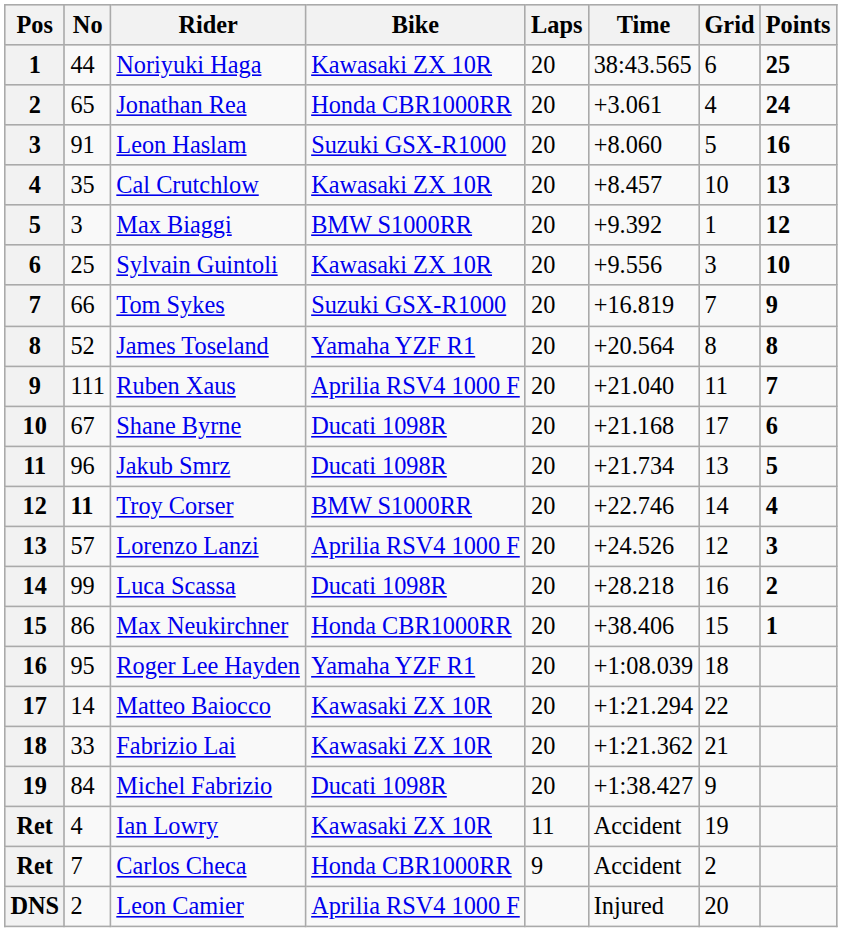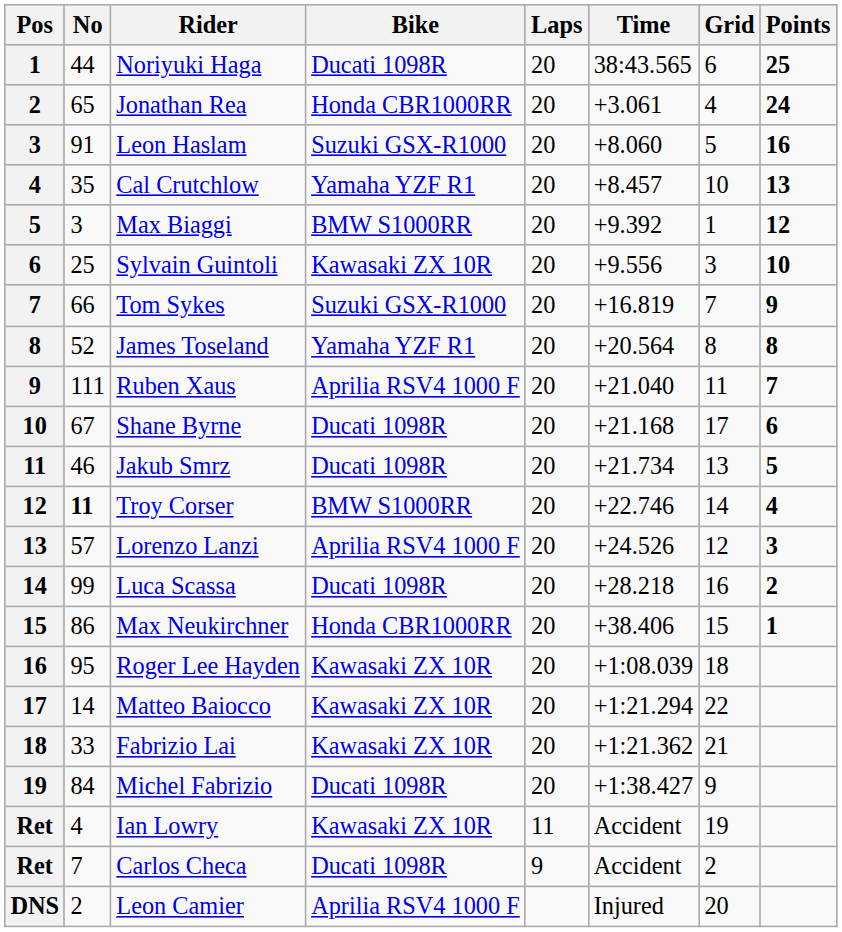(402, 64) Kawasaki ZX 10R -> (379, 64) Ducati 1098R
(402, 185) Kawasaki ZX 10R -> (393, 185) Yamaha YZF R1
(83, 465) 96 -> (83, 465) 46
(393, 666) Yamaha YZF R1 -> (402, 666) Kawasaki ZX 10R
(411, 866) Honda CBR1000RR -> (379, 866) Ducati 1098R
